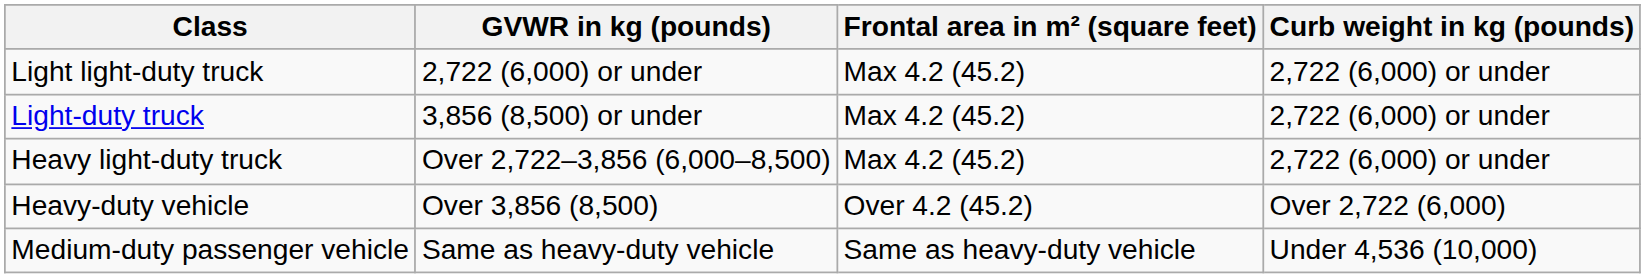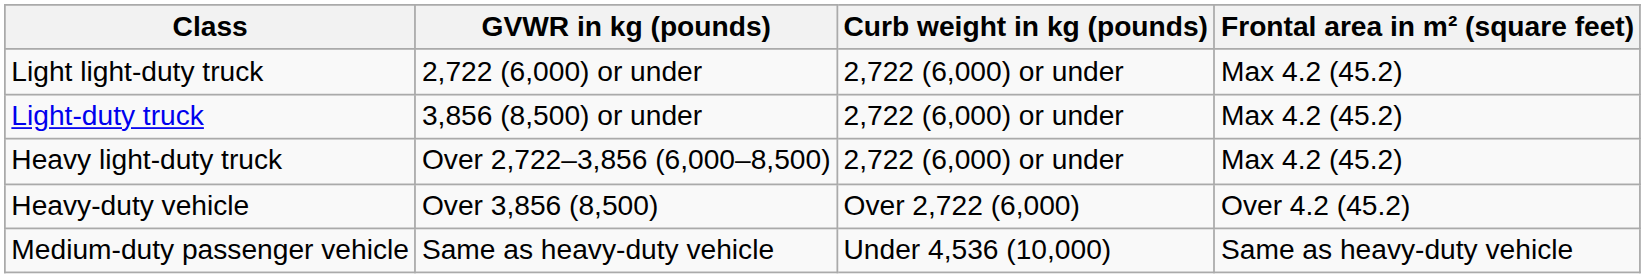columns swapped: (1452, 26) <-> (1050, 26)
